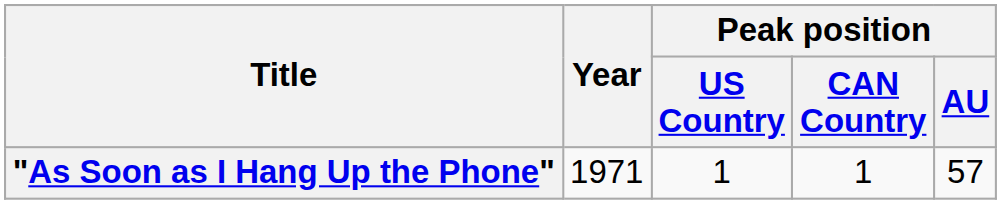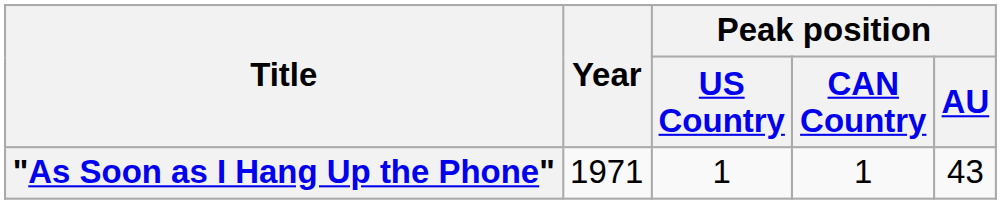(965, 172) 57 -> (965, 172) 43
